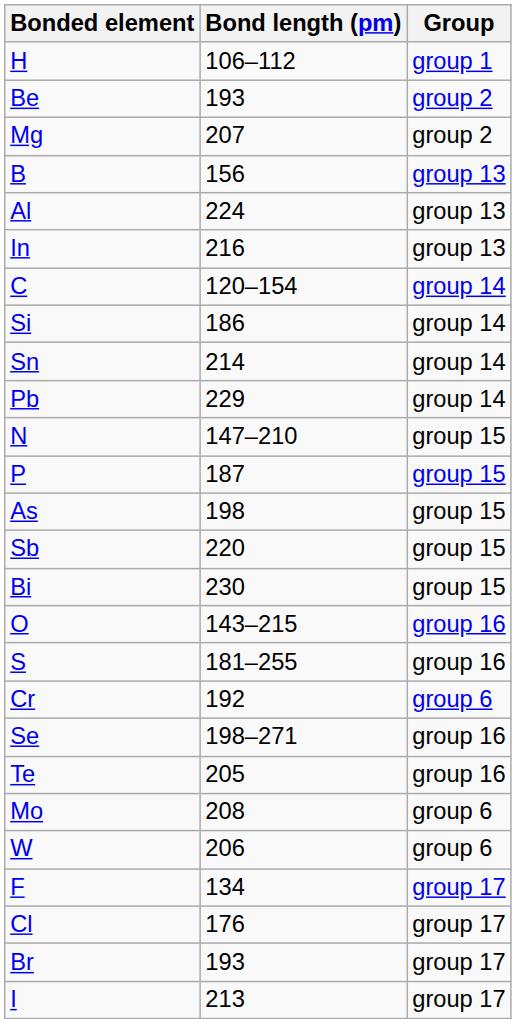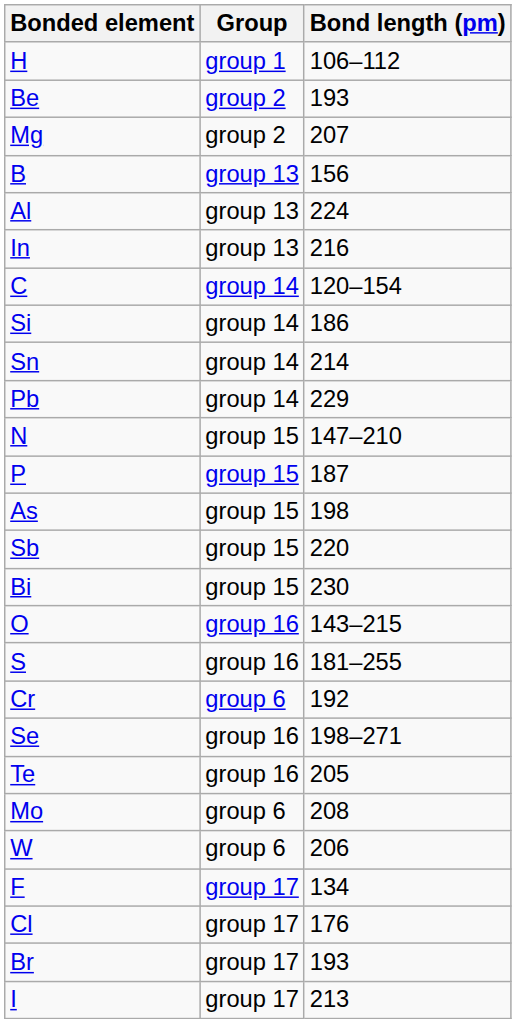columns swapped: (303, 23) <-> (459, 23)
